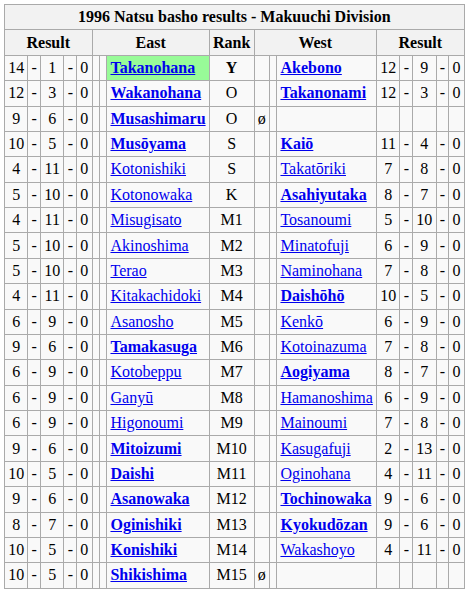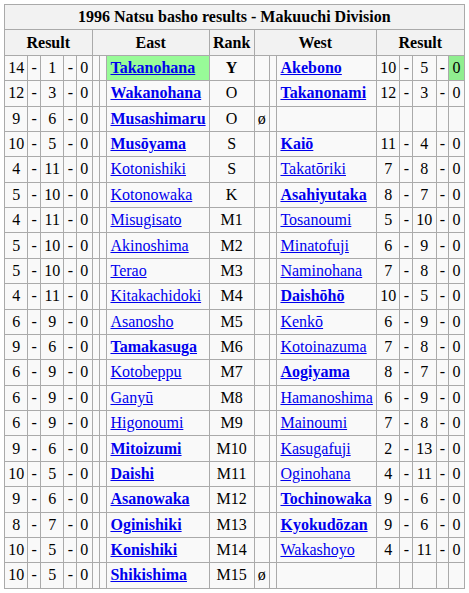(388, 67) 12 -> (388, 67) 10
(424, 67) 9 -> (424, 67) 5
(456, 67) no background -> (456, 67) lightgreen background
